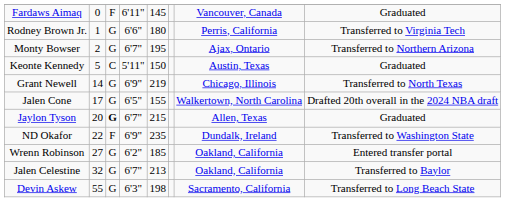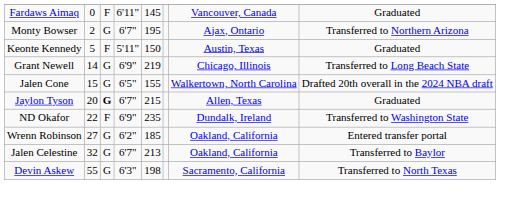- row: (47, 30)
(112, 65) C -> (107, 48) F
(403, 83) Transferred to North Texas -> (397, 65) Transferred to Long Beach State
(98, 100) 17 -> (92, 83) 15
(403, 188) Transferred to Long Beach State -> (397, 170) Transferred to North Texas
